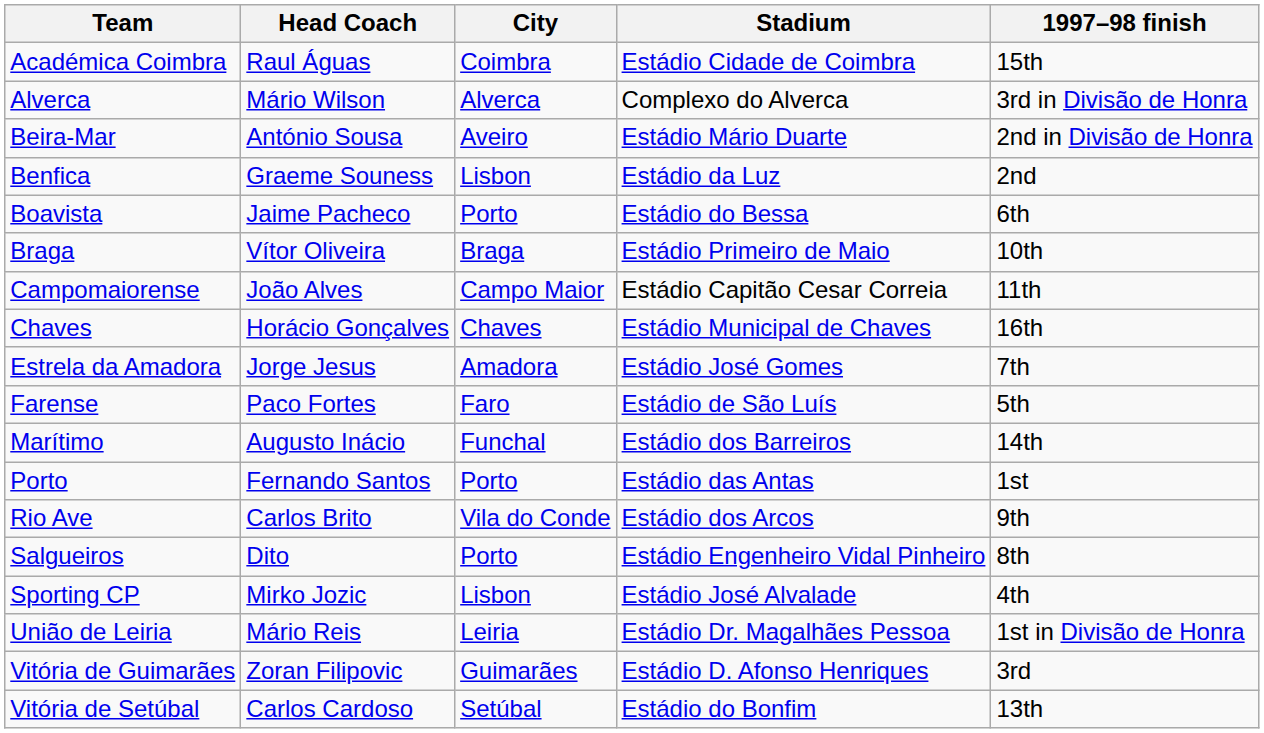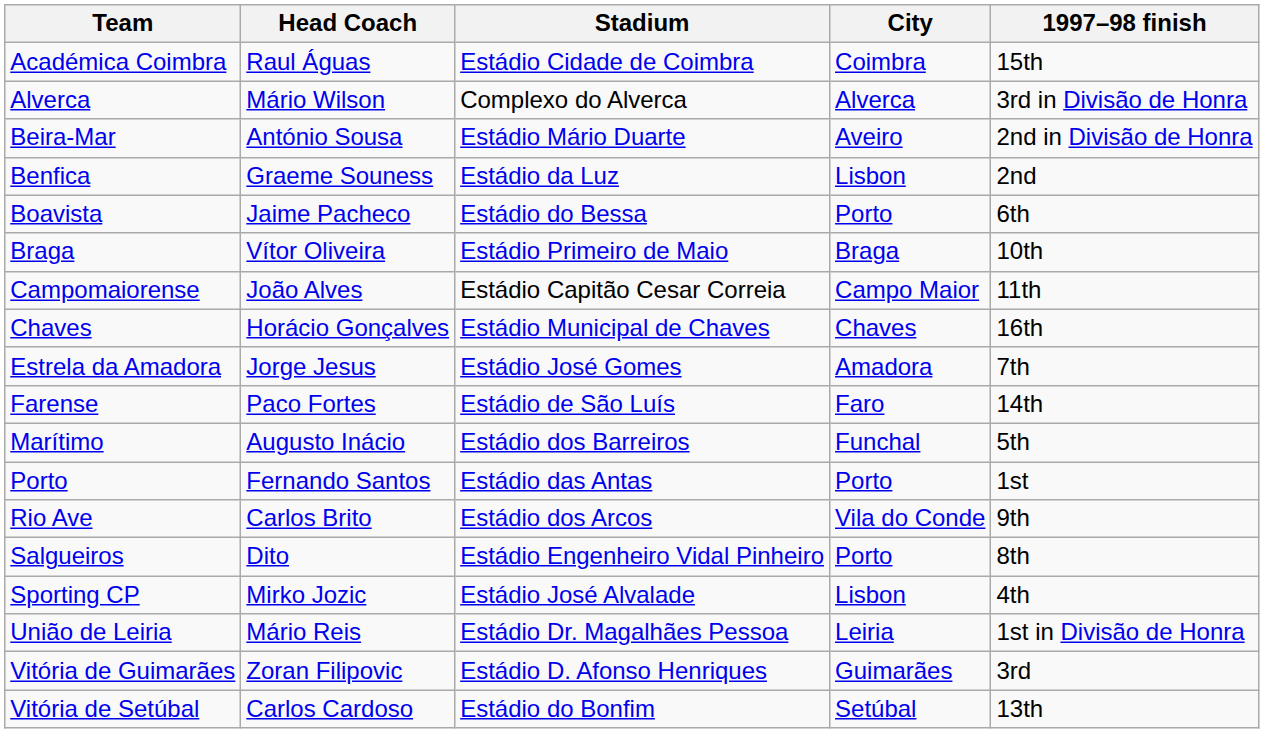columns swapped: (535, 23) <-> (803, 23)
(1013, 404) 5th -> (1020, 404) 14th
(1020, 442) 14th -> (1013, 442) 5th
